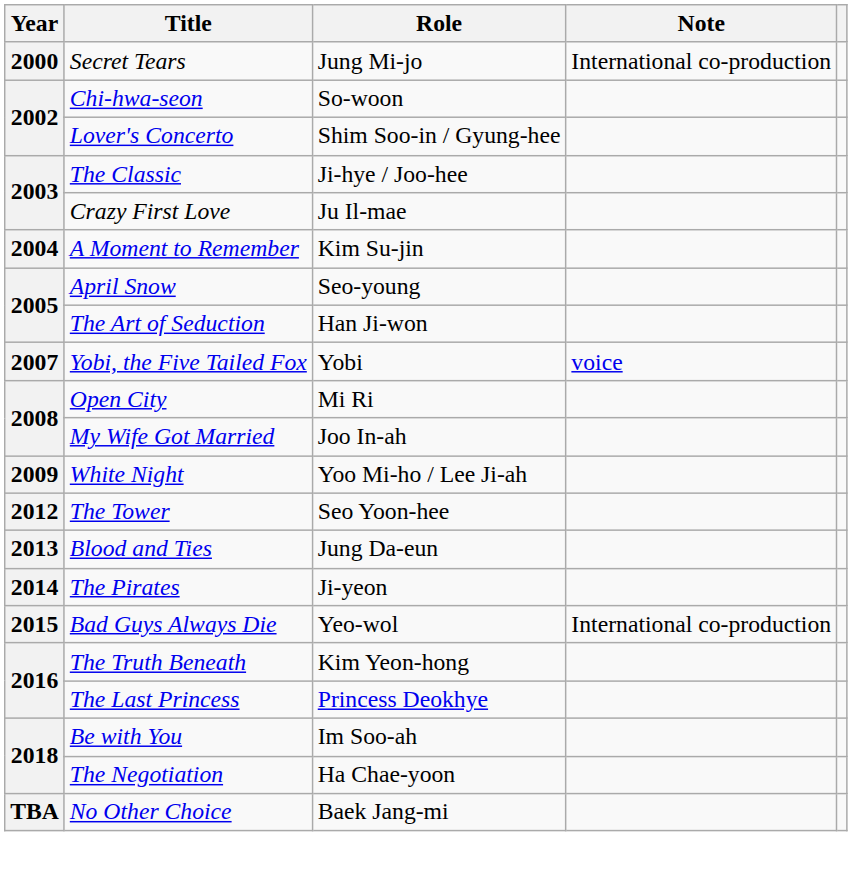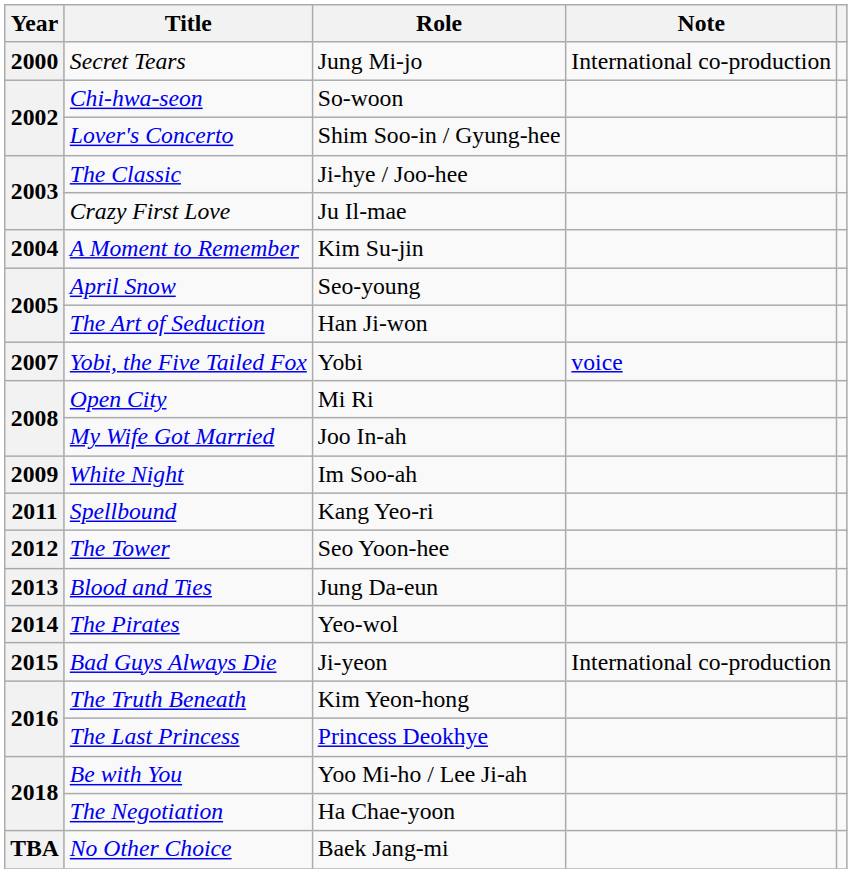(422, 473) Yoo Mi-ho / Lee Ji-ah -> (367, 473) Im Soo-ah
+ row: (123, 511)
(353, 586) Ji-yeon -> (358, 624) Yeo-wol
(358, 624) Yeo-wol -> (353, 661) Ji-yeon
(367, 736) Im Soo-ah -> (422, 774) Yoo Mi-ho / Lee Ji-ah
